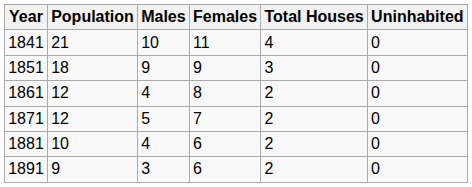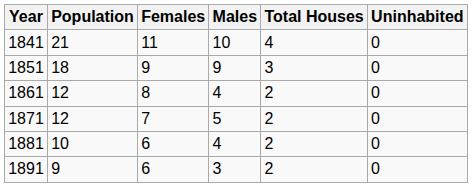columns swapped: (163, 17) <-> (225, 17)
